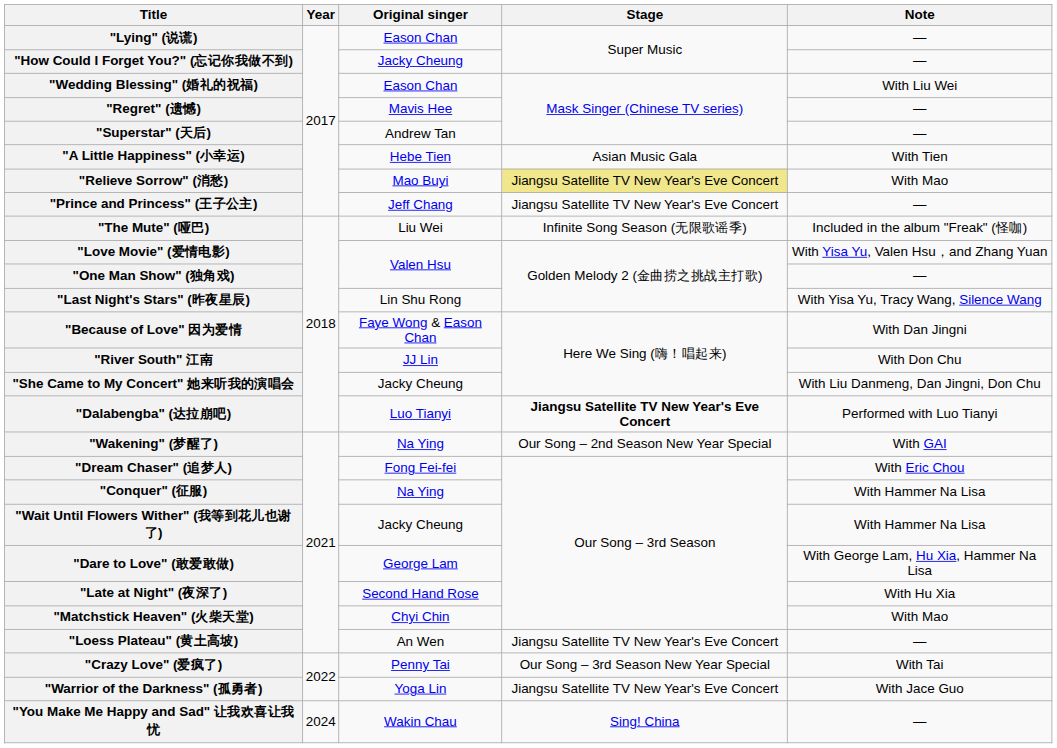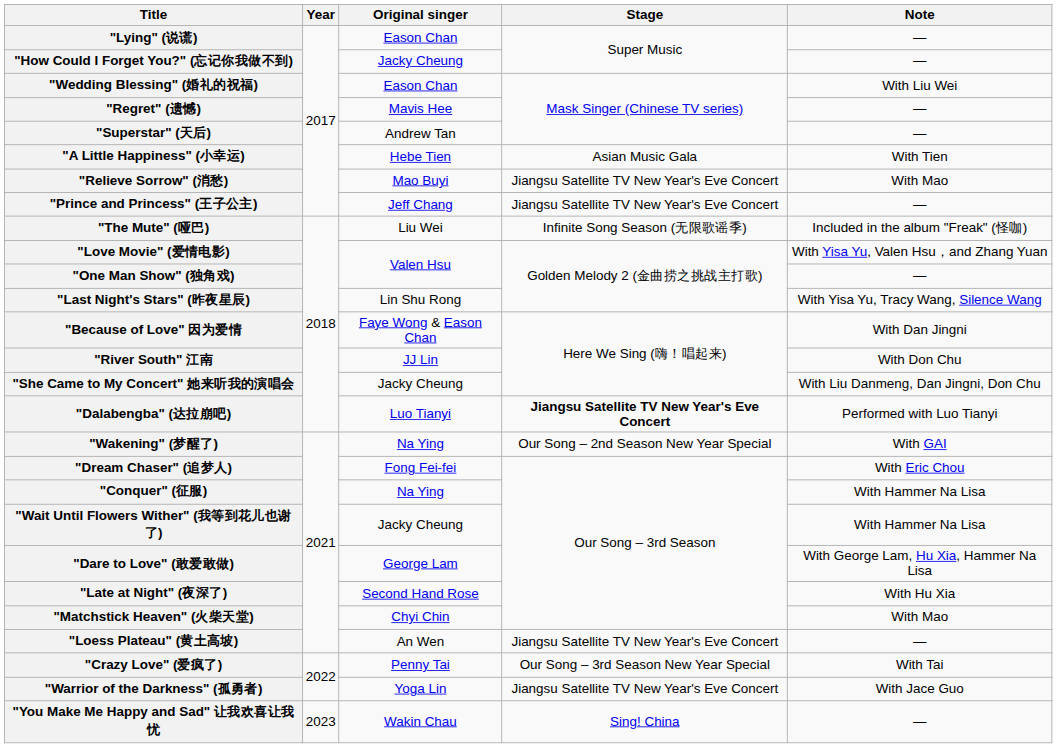(645, 180) khaki background -> (645, 180) no background
(321, 721) 2024 -> (321, 721) 2023
